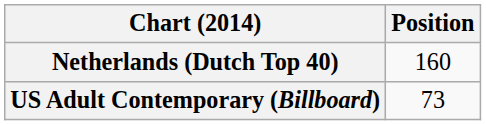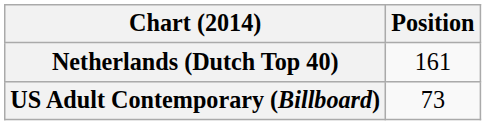(433, 61) 160 -> (433, 61) 161
